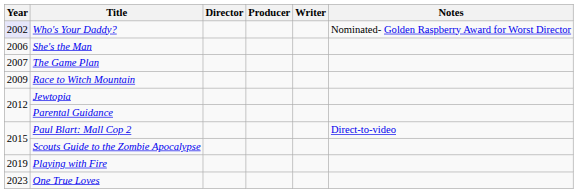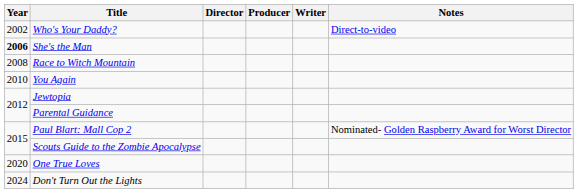(17, 29) lavender background -> (17, 29) no background
(451, 29) Nominated- Golden Raspberry Award for Worst Director -> (363, 29) Direct-to-video
(17, 46) normal -> (17, 46) bold
- row: (66, 63)
(17, 79) 2009 -> (17, 63) 2008
+ row: (54, 79)
(363, 130) Direct-to-video -> (451, 130) Nominated- Golden Raspberry Award for Worst Director
- row: (70, 163)
(17, 180) 2023 -> (17, 163) 2020
+ row: (87, 180)
